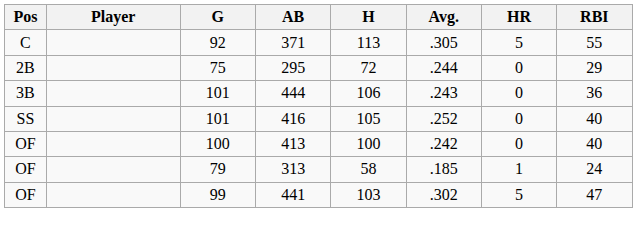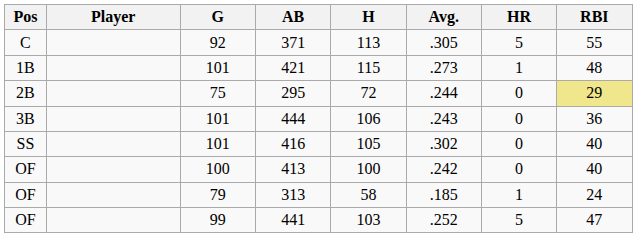+ row: (293, 67)
(594, 67) no background -> (594, 93) khaki background
(444, 118) .252 -> (444, 144) .302
(444, 194) .302 -> (444, 220) .252
